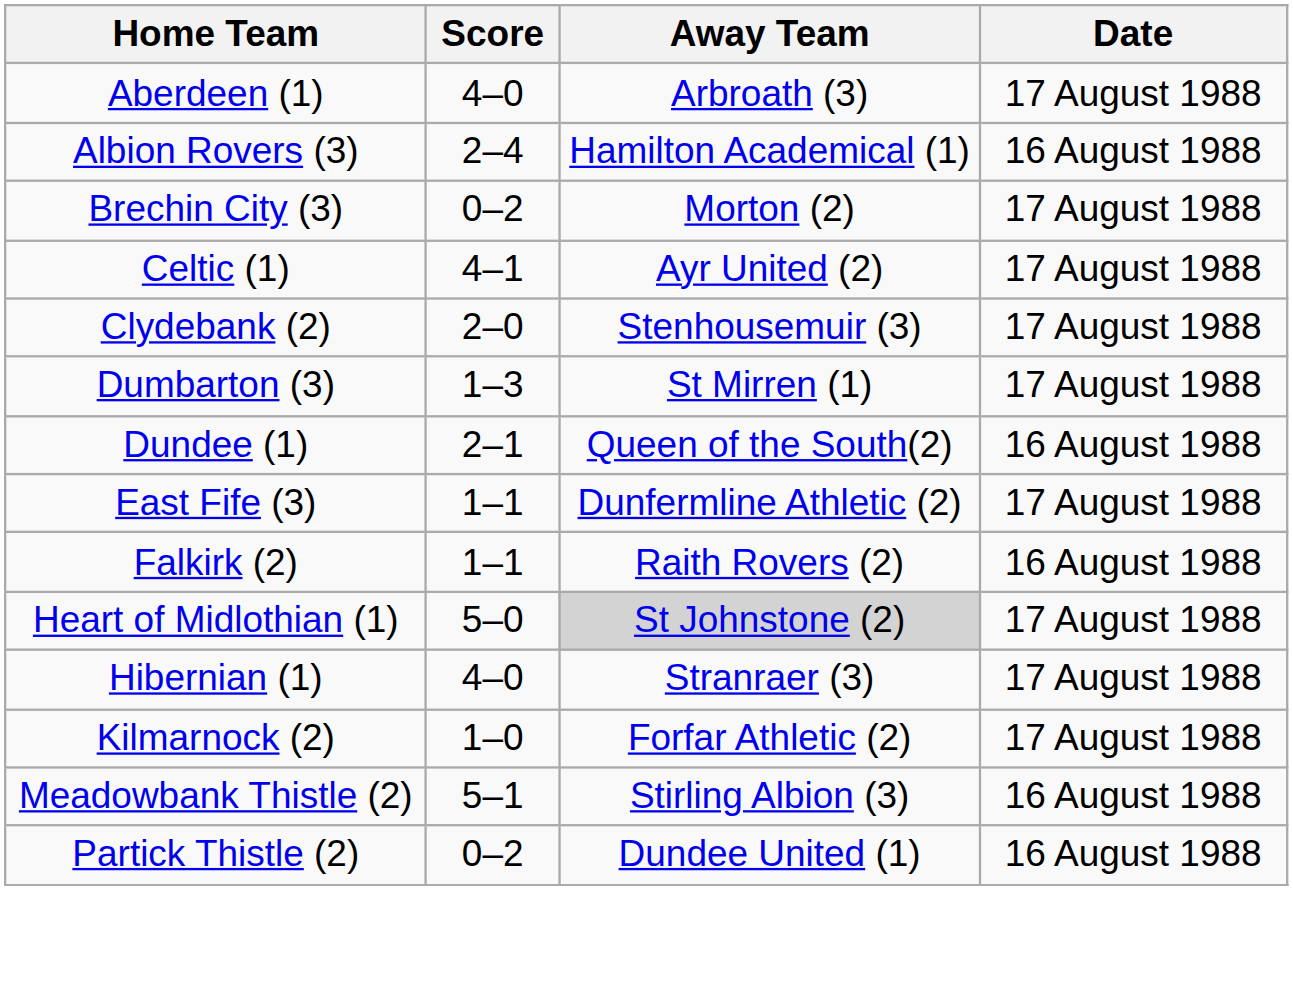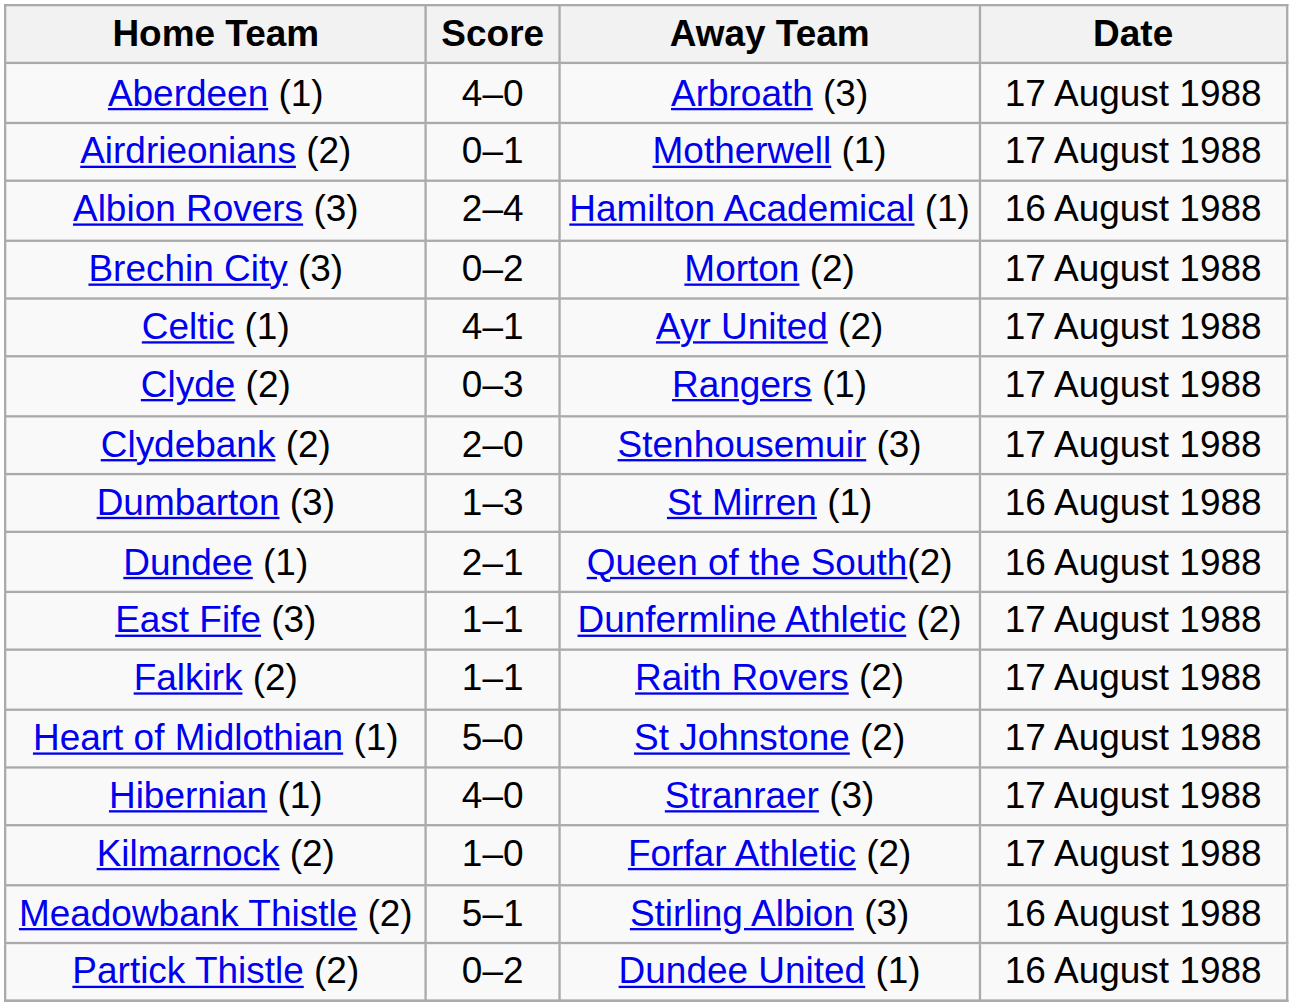+ row: (216, 151)
+ row: (216, 385)
(1133, 385) 17 August 1988 -> (1133, 502) 16 August 1988
(1133, 561) 16 August 1988 -> (1133, 678) 17 August 1988
(770, 619) lightgrey background -> (770, 737) no background
